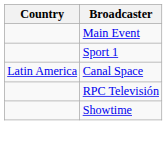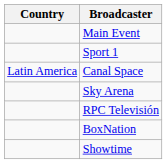+ row: (108, 91)
+ row: (109, 129)
